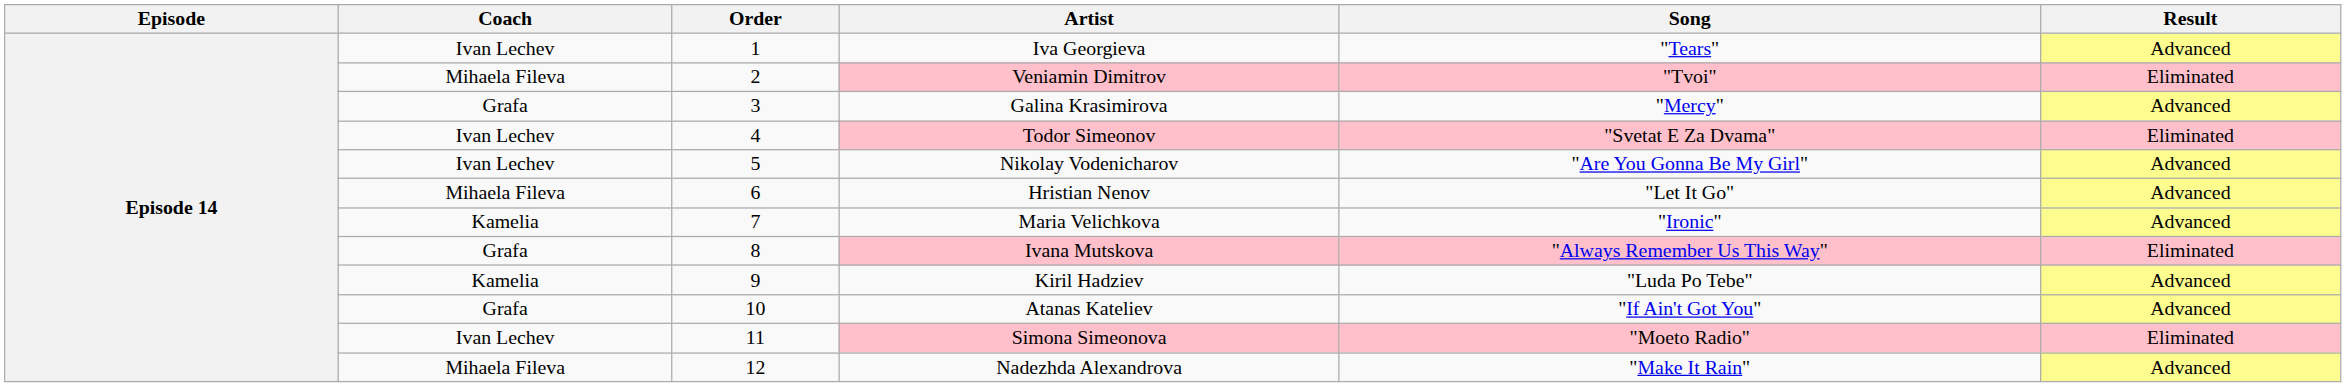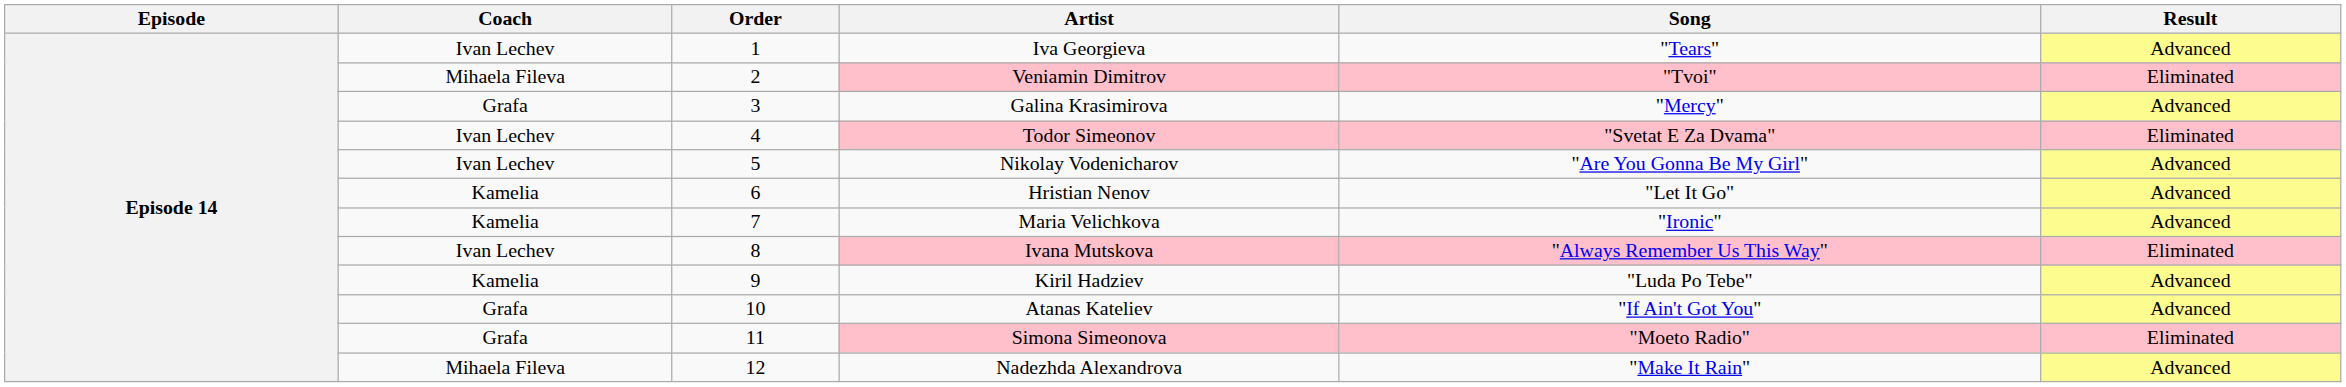(505, 192) Mihaela Fileva -> (505, 192) Kamelia
(505, 250) Grafa -> (505, 250) Ivan Lechev
(505, 337) Ivan Lechev -> (505, 337) Grafa
